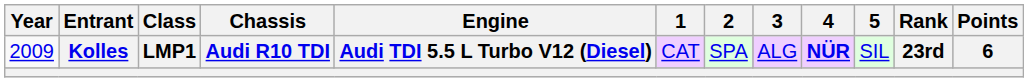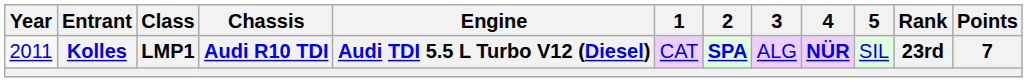(32, 52) 2009 -> (31, 52) 2011
(729, 52) normal -> (728, 52) bold
(988, 52) 6 -> (987, 52) 7
